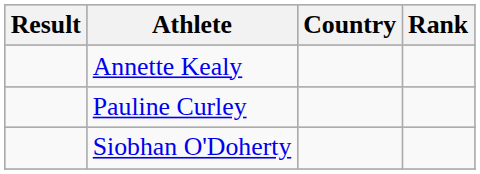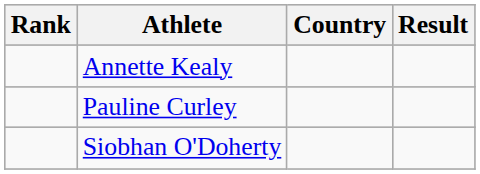columns swapped: (438, 24) <-> (46, 24)
